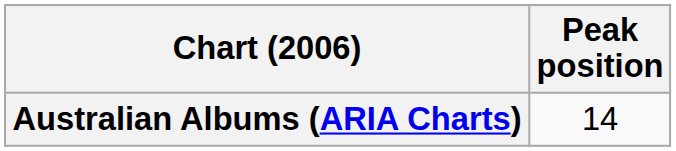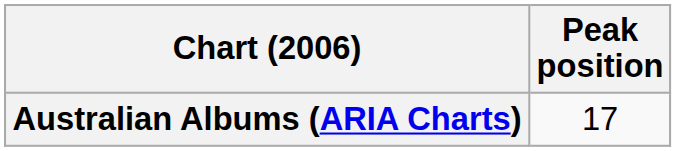(600, 118) 14 -> (600, 118) 17
